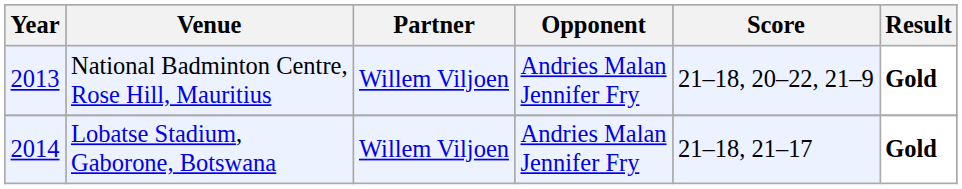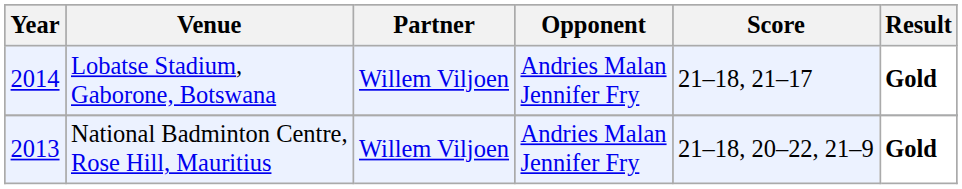rows swapped: (174, 149) <-> (209, 79)
